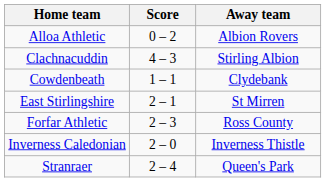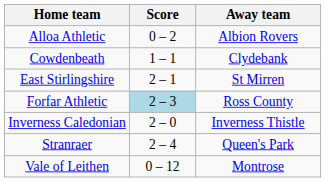- row: (67, 58)
(163, 123) no background -> (163, 101) lightblue background
+ row: (67, 166)
